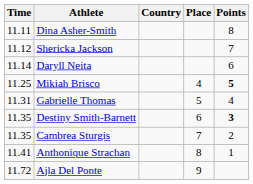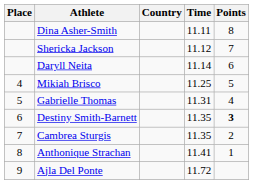columns swapped: (199, 13) <-> (19, 13)
(231, 83) bold -> (231, 83) normal
